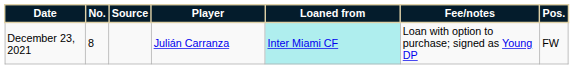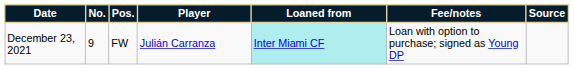columns swapped: (554, 14) <-> (130, 14)
(91, 44) 8 -> (91, 44) 9
